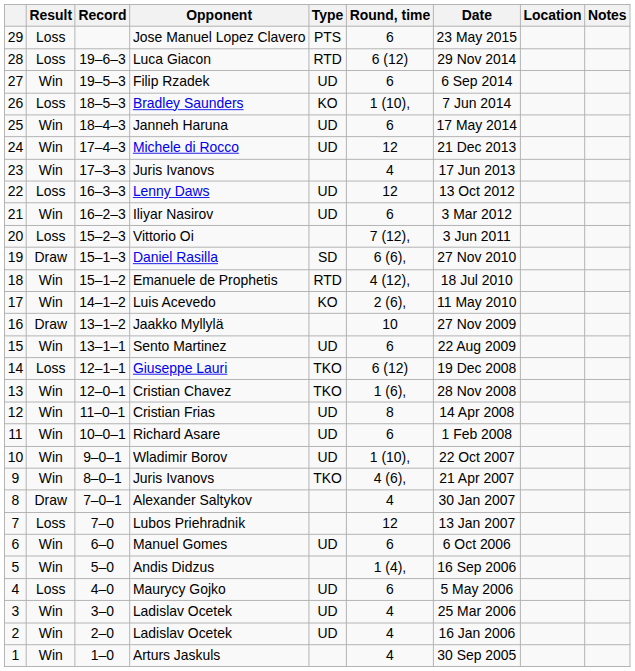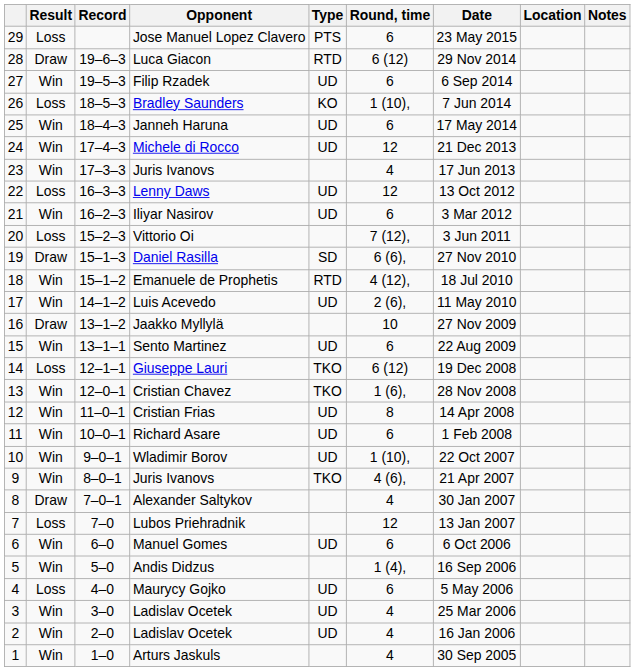(51, 59) Loss -> (51, 59) Draw
(328, 302) KO -> (328, 302) UD
